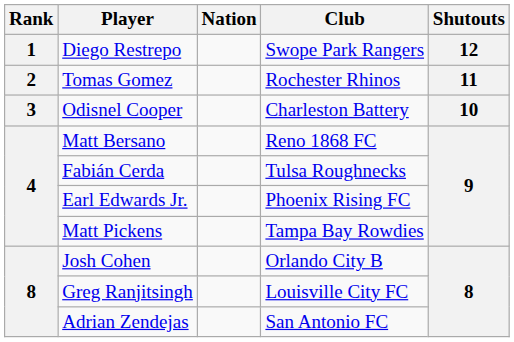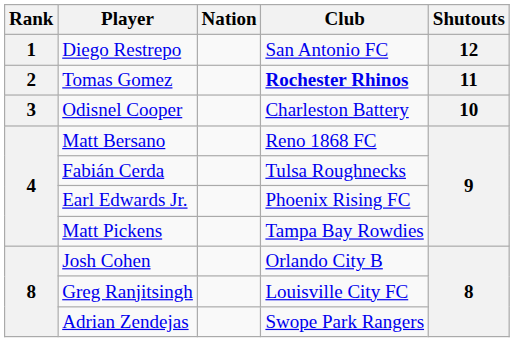(345, 49) Swope Park Rangers -> (327, 49) San Antonio FC
(333, 79) normal -> (337, 79) bold
(327, 321) San Antonio FC -> (345, 321) Swope Park Rangers
